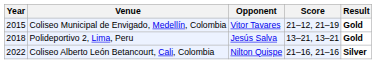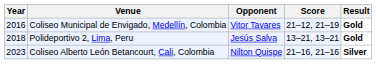(16, 25) 2015 -> (16, 25) 2016
(16, 52) 2022 -> (16, 52) 2023
